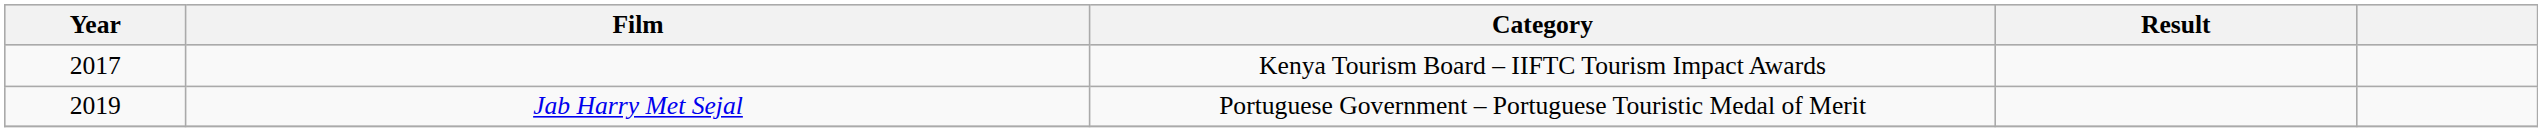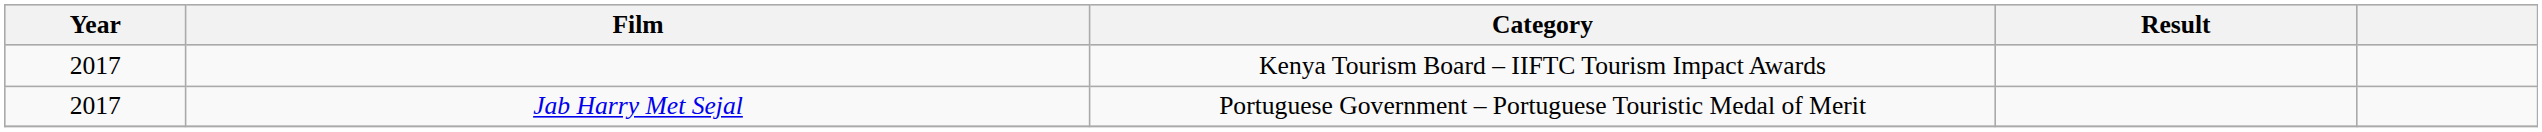(95, 106) 2019 -> (95, 106) 2017
